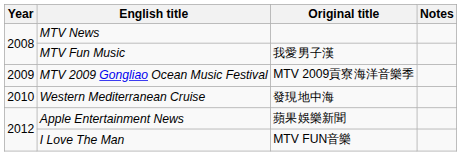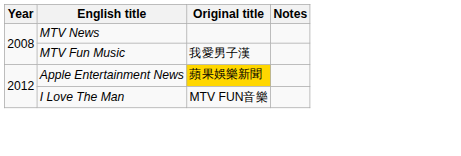- row: (154, 75)
- row: (123, 96)
(310, 118) no background -> (226, 75) gold background
